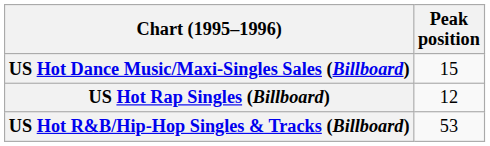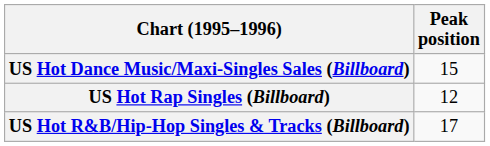(449, 126) 53 -> (449, 126) 17
